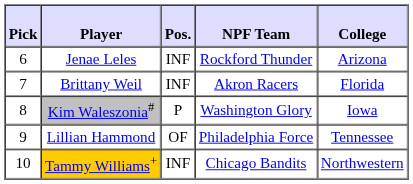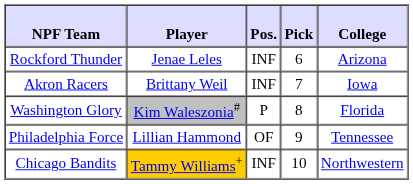columns swapped: (23, 34) <-> (256, 34)
(362, 83) Florida -> (362, 83) Iowa
(362, 110) Iowa -> (362, 110) Florida
